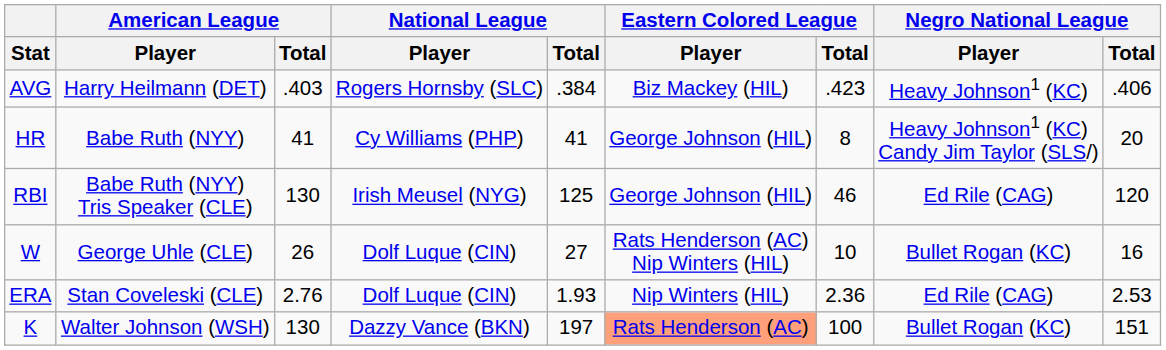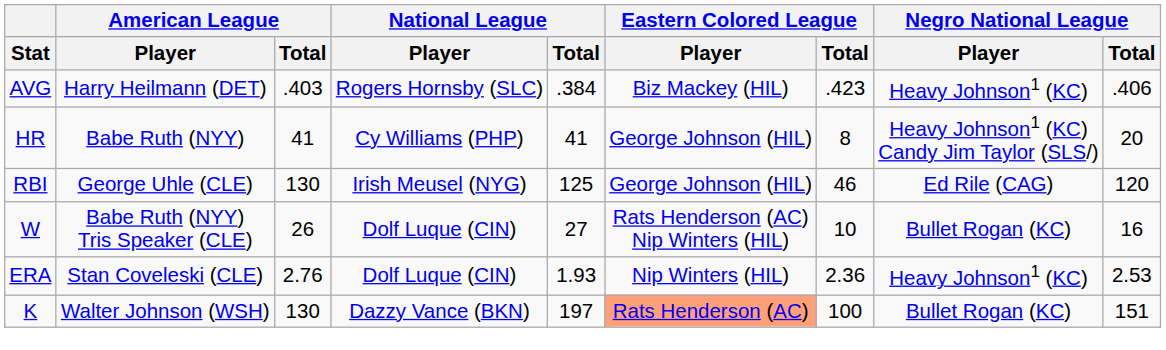(165, 196) Babe Ruth (NYY) Tris Speaker (CLE) -> (165, 184) George Uhle (CLE)
(165, 251) George Uhle (CLE) -> (165, 228) Babe Ruth (NYY) Tris Speaker (CLE)
(988, 295) Ed Rile (CAG) -> (988, 275) Heavy Johnson1 (KC)
